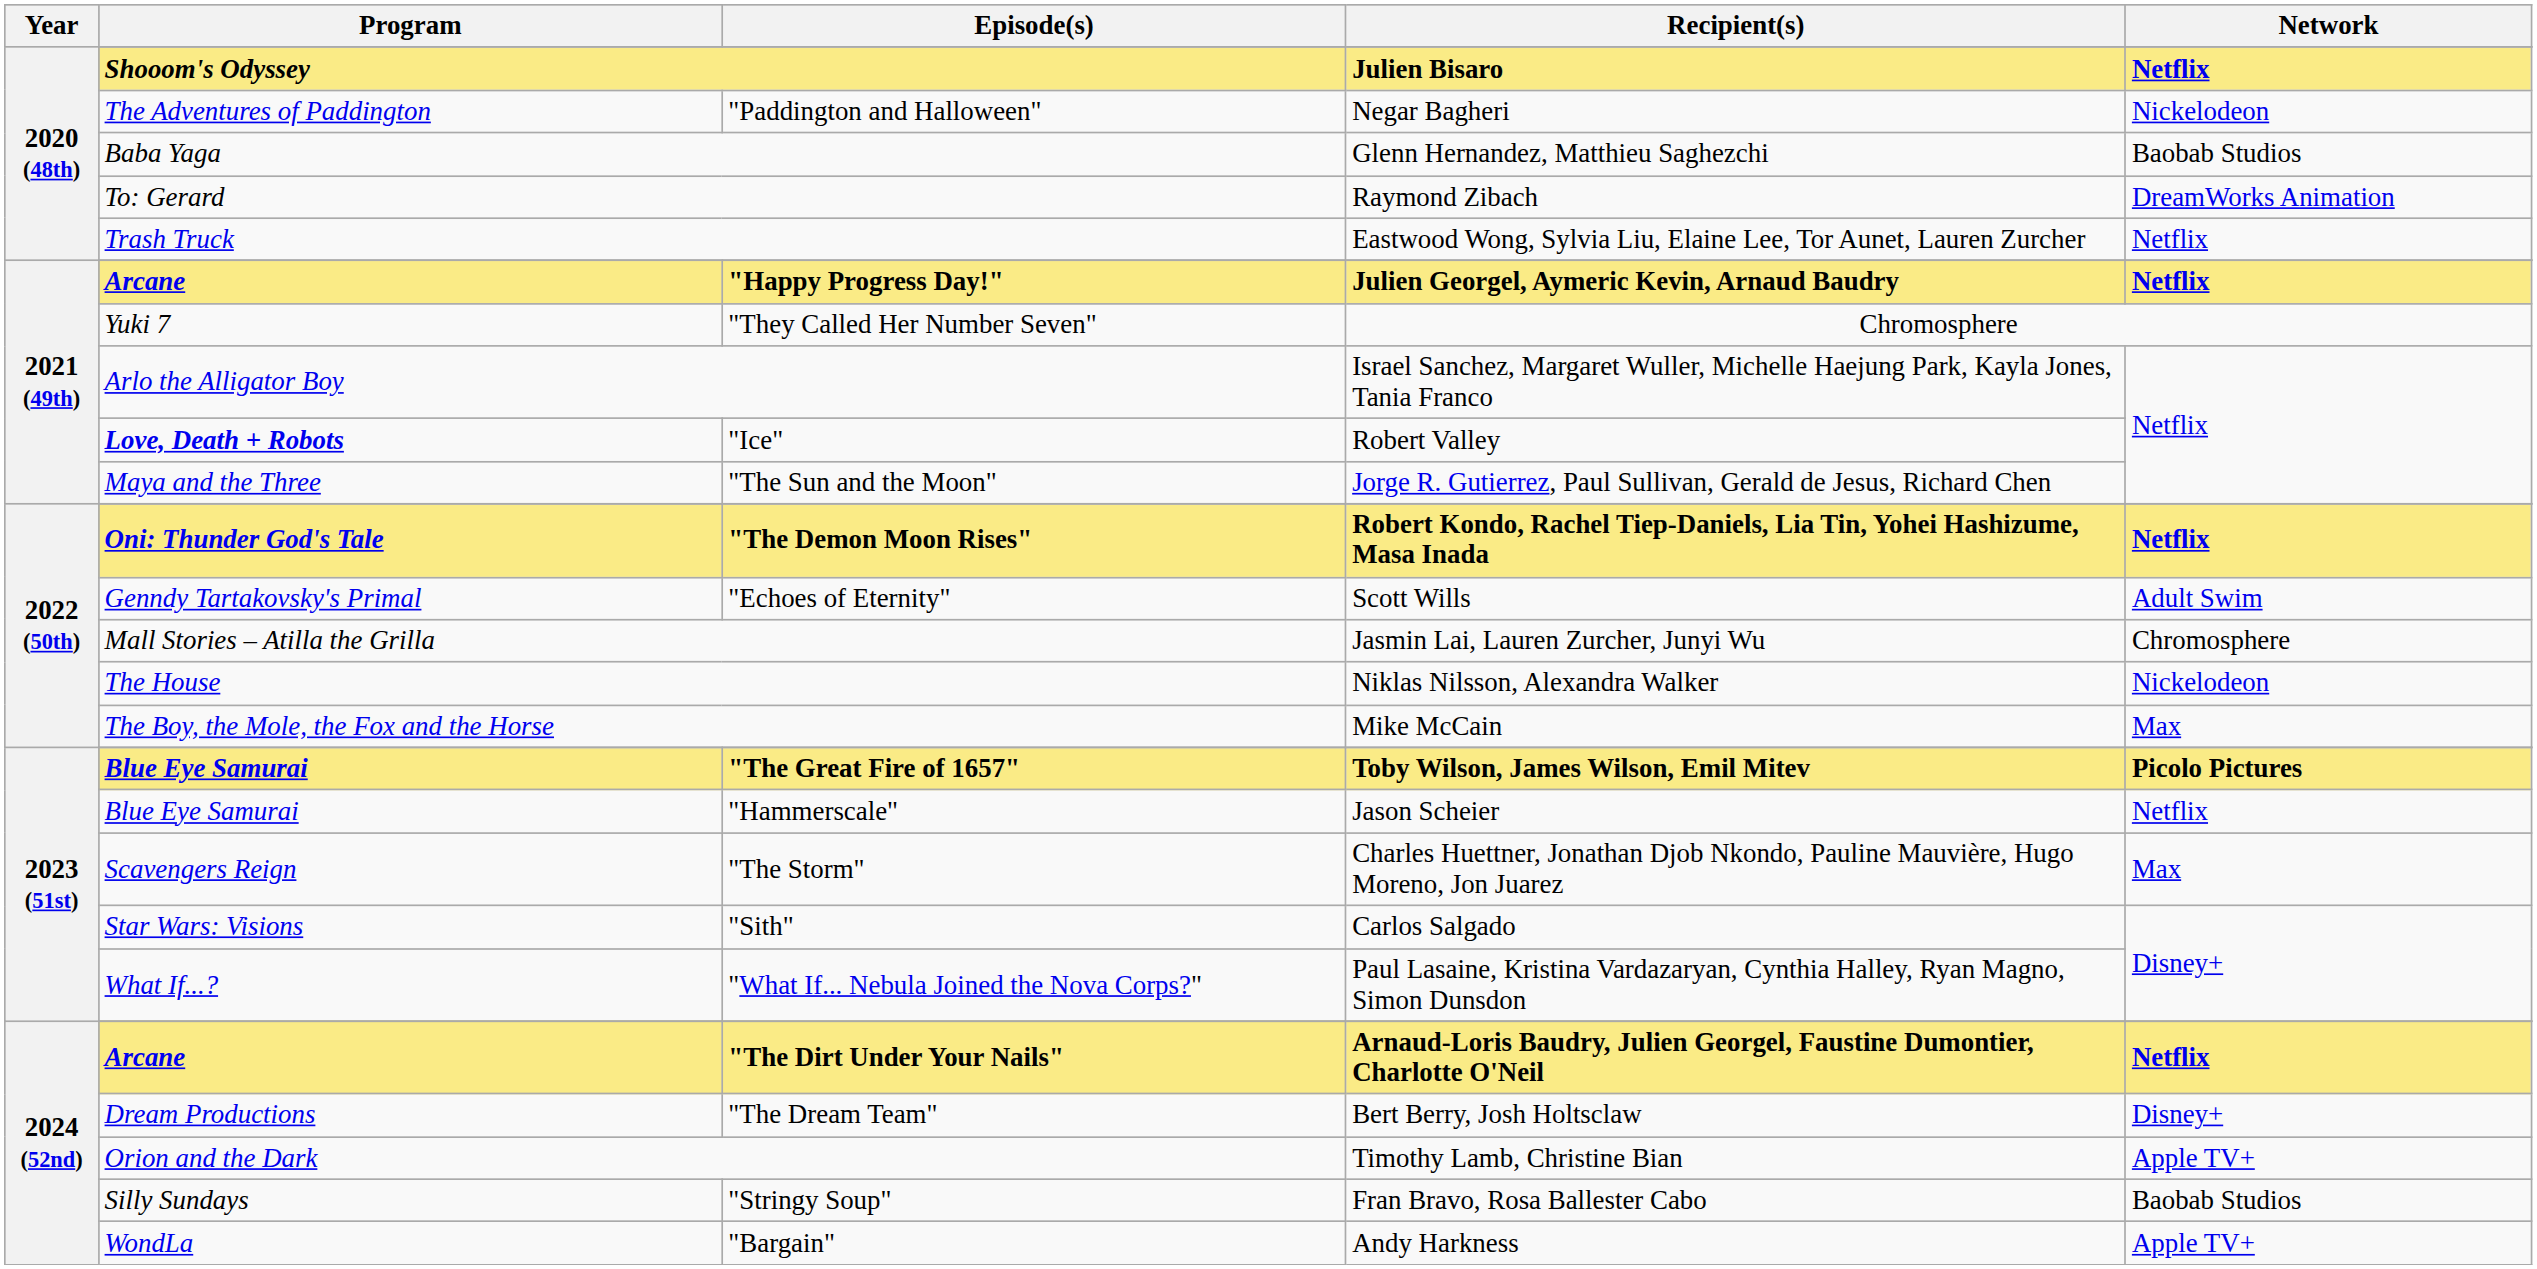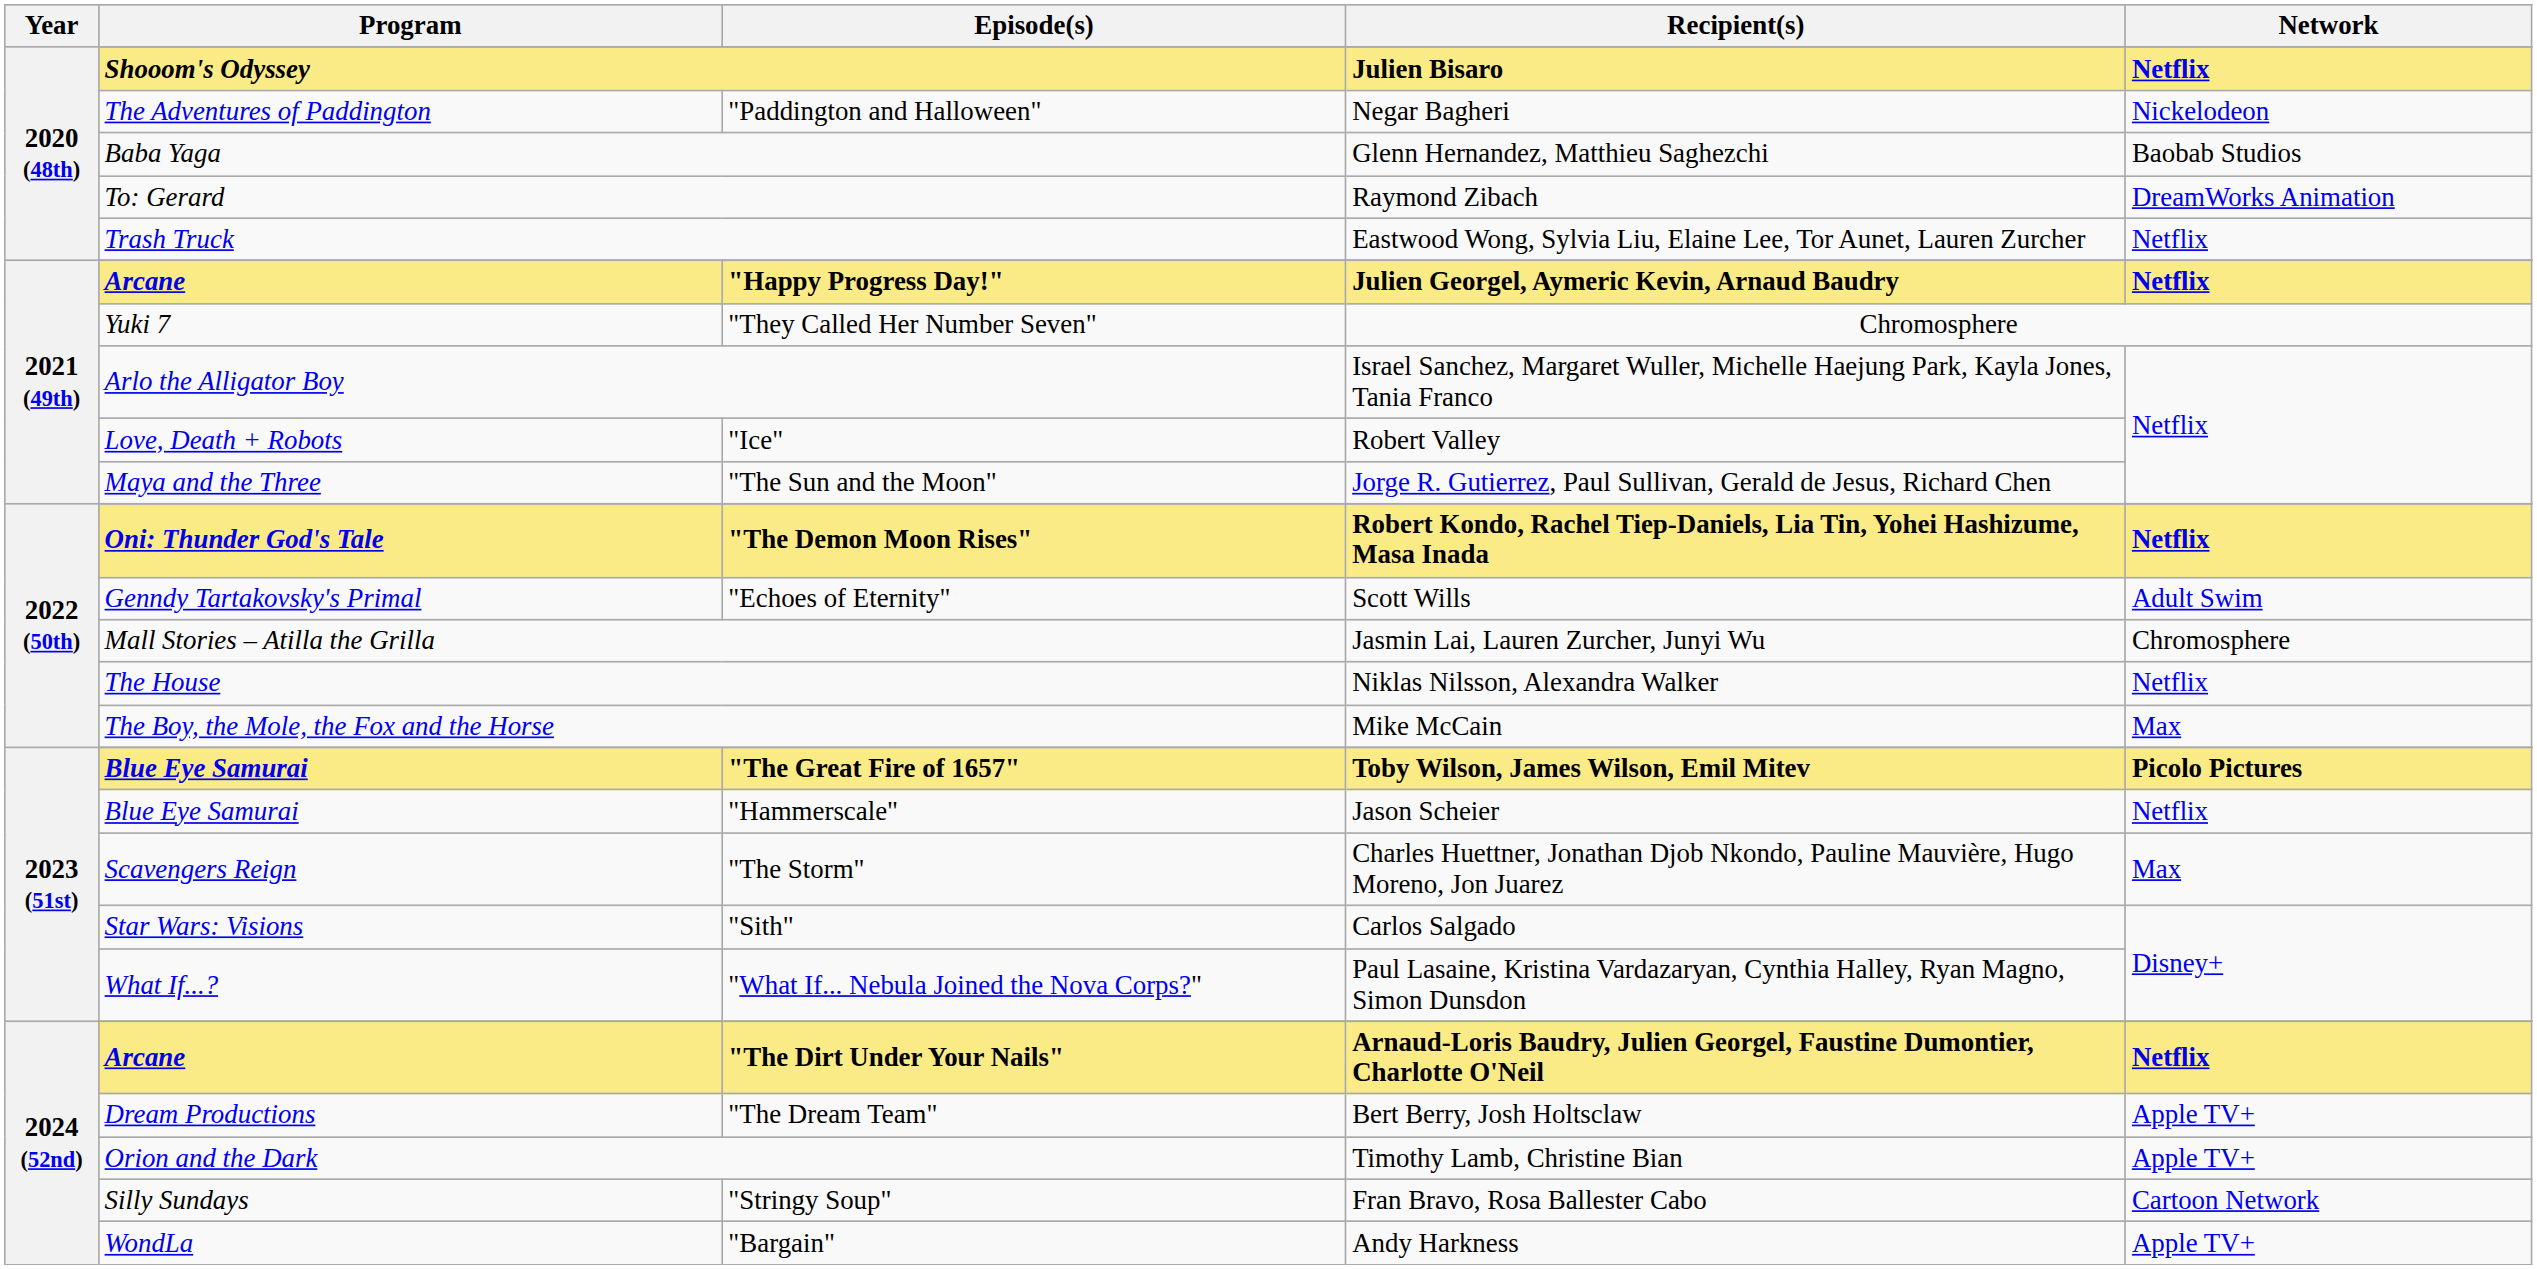(224, 439) bold -> (223, 439) normal
(2201, 683) Nickelodeon -> (2170, 683) Netflix
(2178, 1114) Disney+ -> (2193, 1114) Apple TV+
(2217, 1200) Baobab Studios -> (2226, 1200) Cartoon Network
